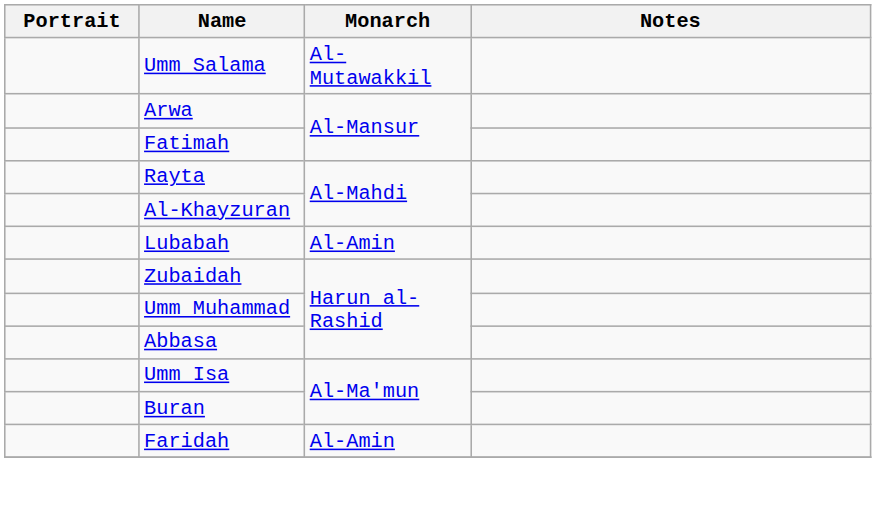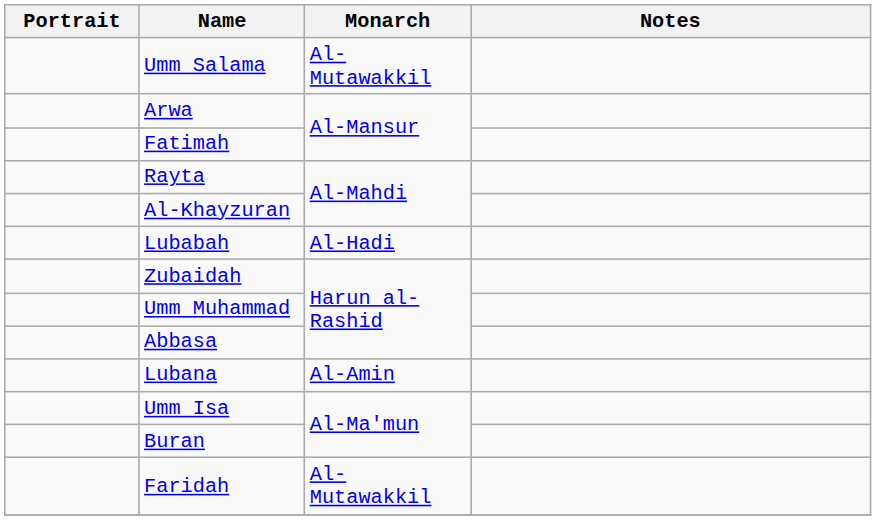(352, 243) Al-Amin -> (352, 243) Al-Hadi
+ row: (181, 375)
(352, 441) Al-Amin -> (371, 486) Al-Mutawakkil
